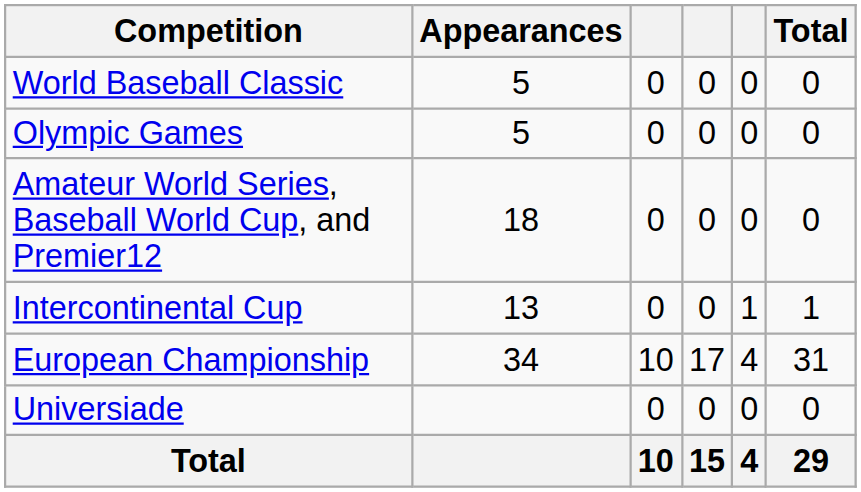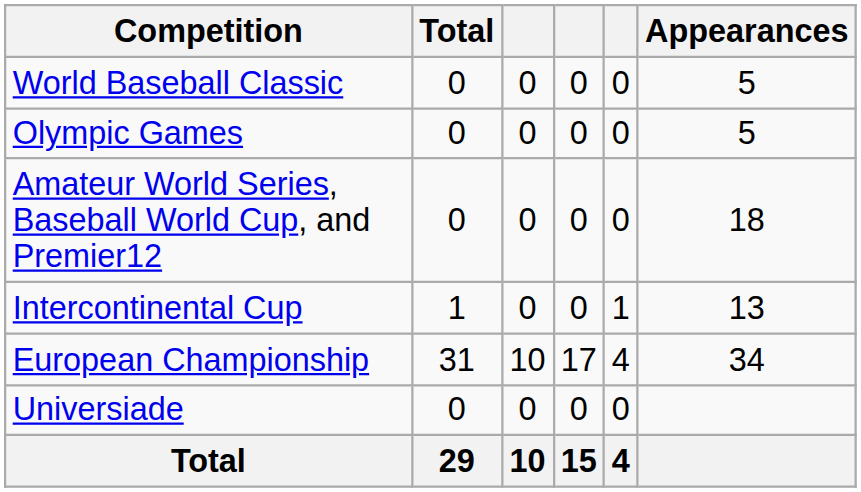columns swapped: (521, 31) <-> (811, 31)
